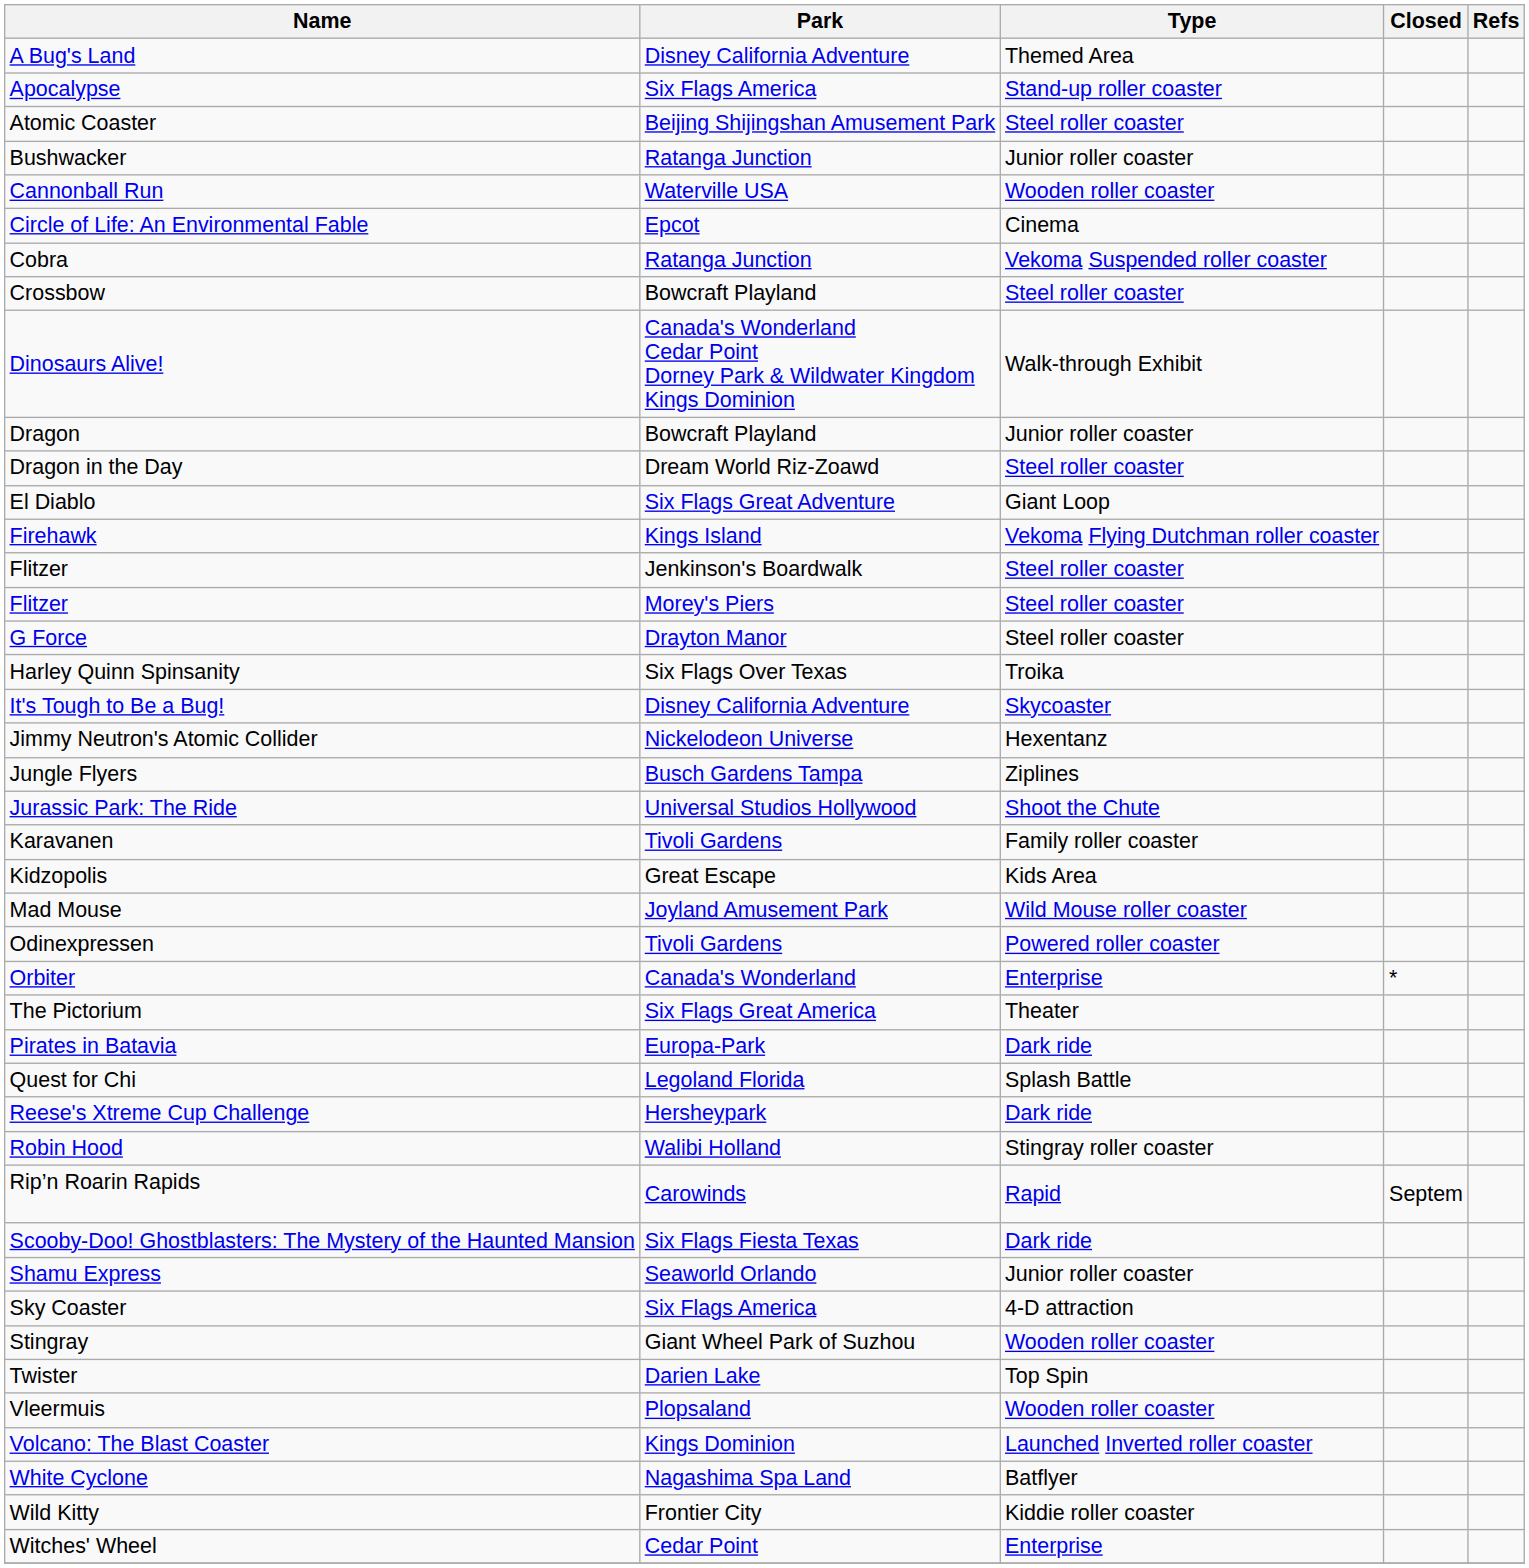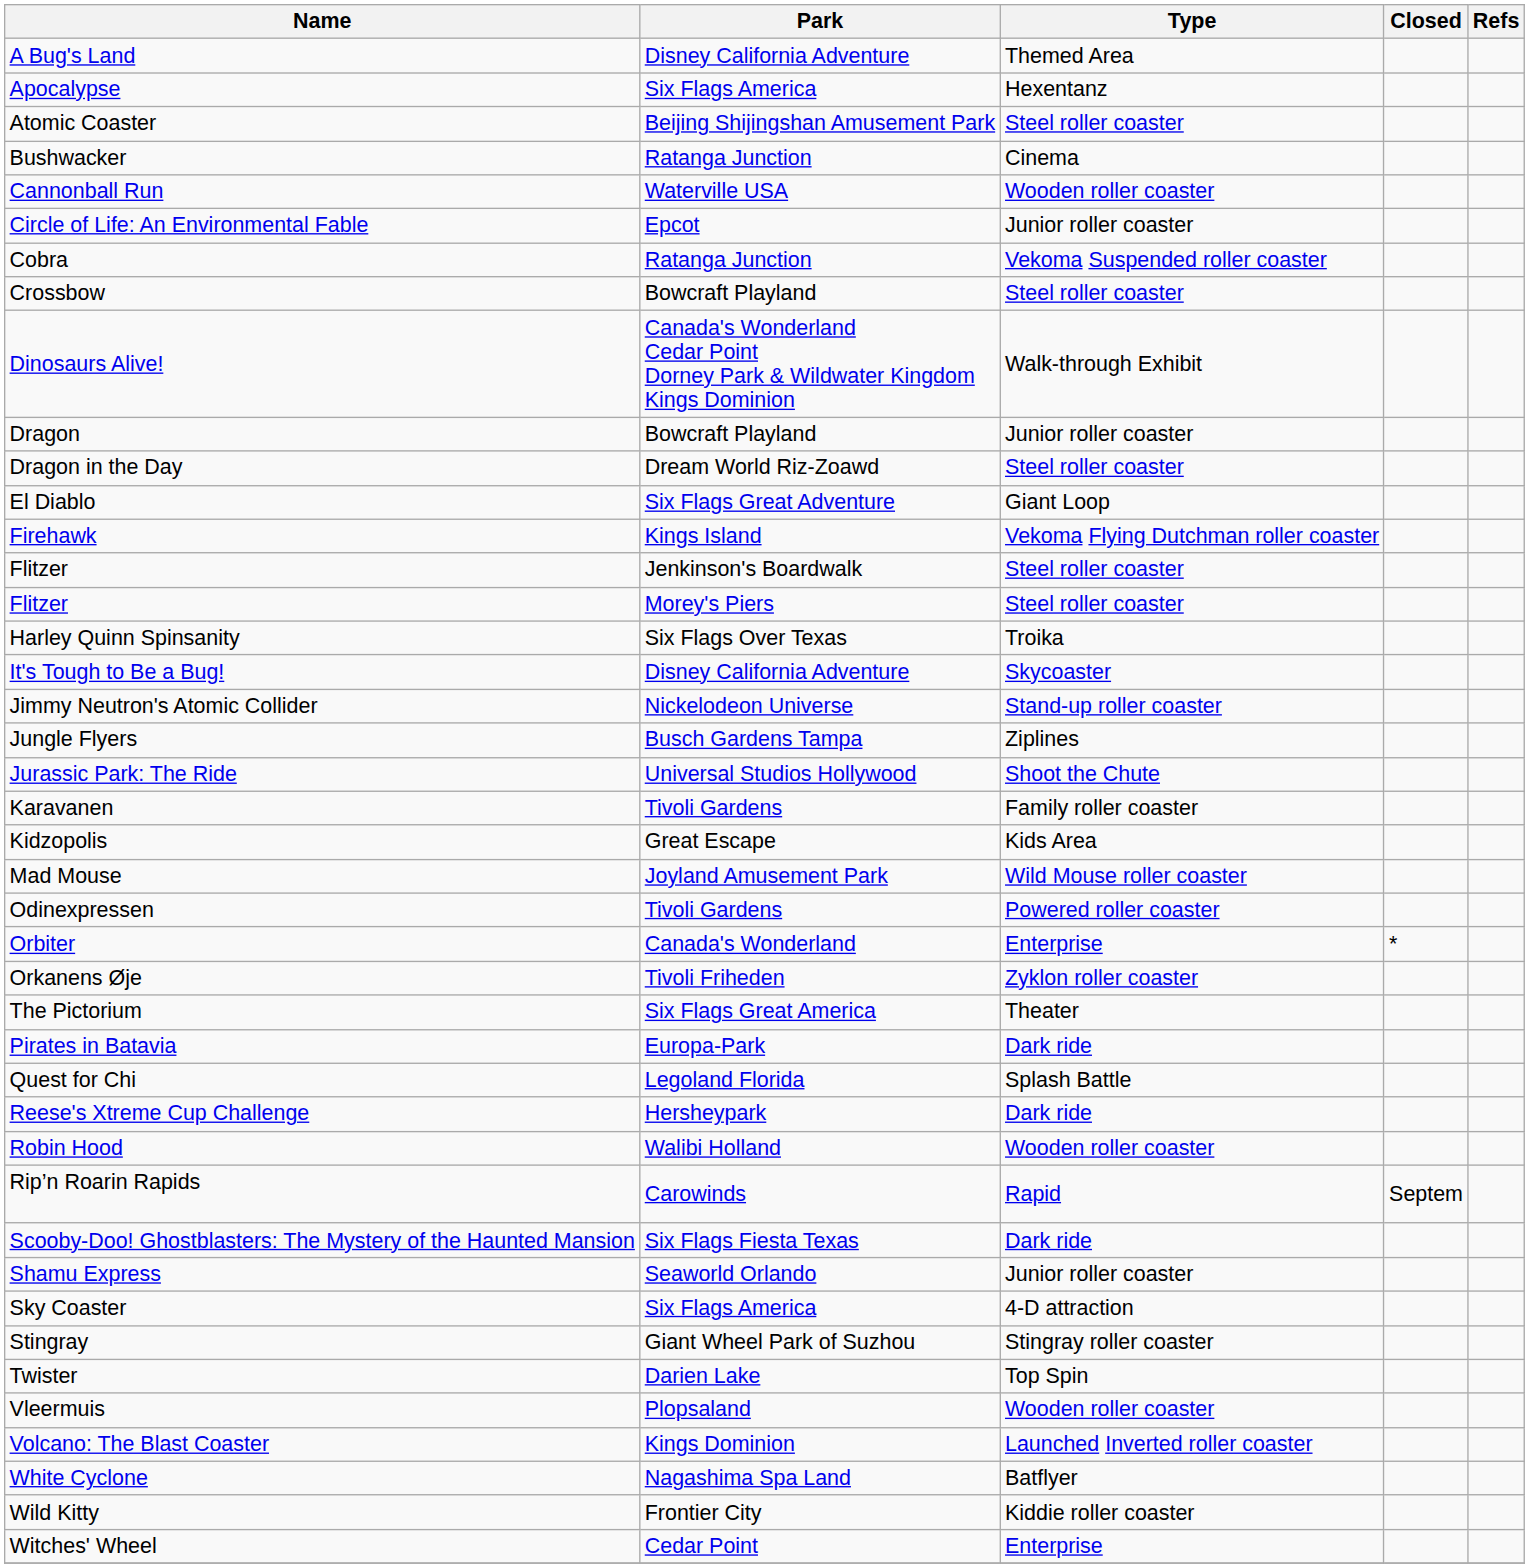(1113, 89) Stand-up roller coaster -> (1056, 89) Hexentanz
(1099, 157) Junior roller coaster -> (1042, 157) Cinema
(1042, 225) Cinema -> (1099, 225) Junior roller coaster
- row: (48, 637)
(1056, 739) Hexentanz -> (1113, 705) Stand-up roller coaster
+ row: (76, 977)
(1109, 1147) Stingray roller coaster -> (1110, 1147) Wooden roller coaster
(1110, 1342) Wooden roller coaster -> (1109, 1342) Stingray roller coaster
